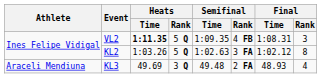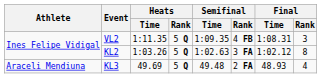(150, 38) bold -> (150, 38) normal
(181, 66) 3 Q -> (181, 66) 5 Q
